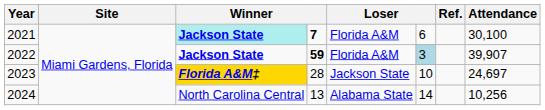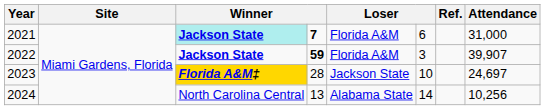(488, 34) 30,100 -> (488, 34) 31,000
(422, 54) lightblue background -> (422, 54) no background
